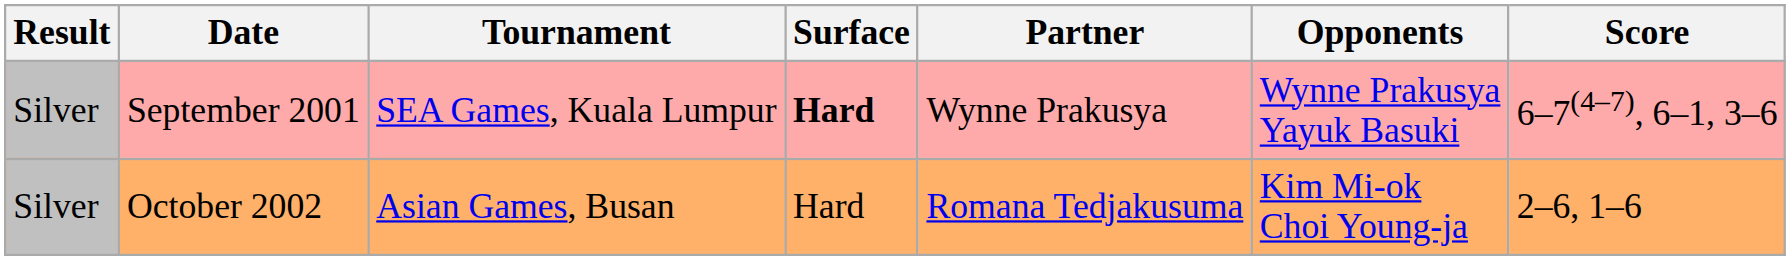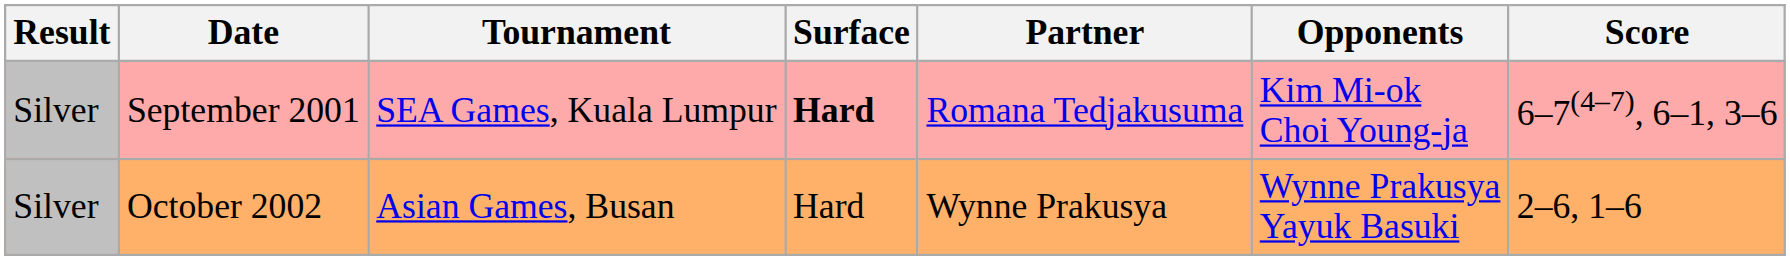(1047, 109) Wynne Prakusya -> (1085, 109) Romana Tedjakusuma
(1380, 109) Wynne Prakusya Yayuk Basuki -> (1364, 109) Kim Mi-ok Choi Young-ja
(1085, 206) Romana Tedjakusuma -> (1047, 206) Wynne Prakusya
(1364, 206) Kim Mi-ok Choi Young-ja -> (1380, 206) Wynne Prakusya Yayuk Basuki
